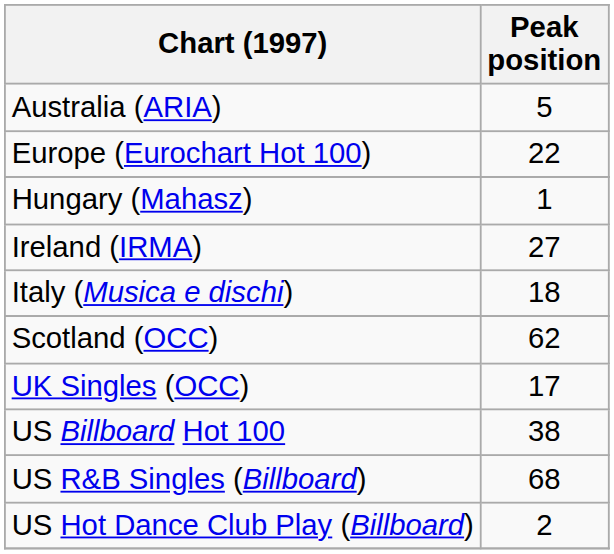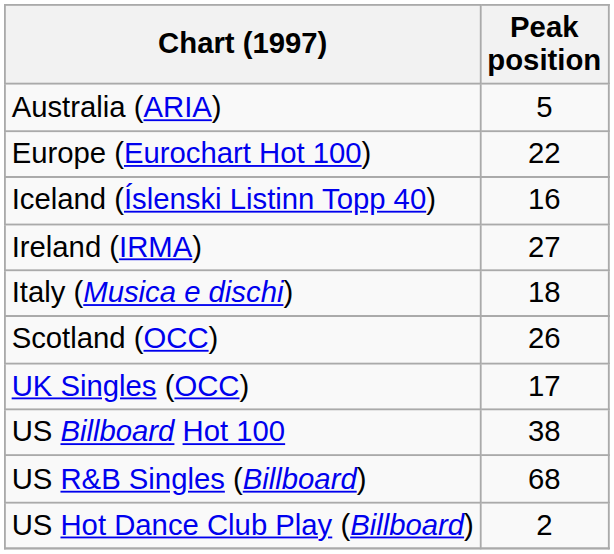- row: (132, 199)
+ row: (224, 199)
(544, 339) 62 -> (544, 339) 26
